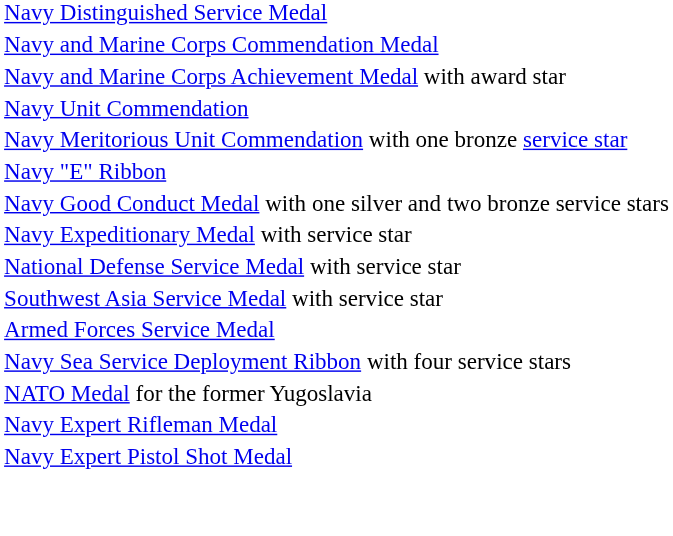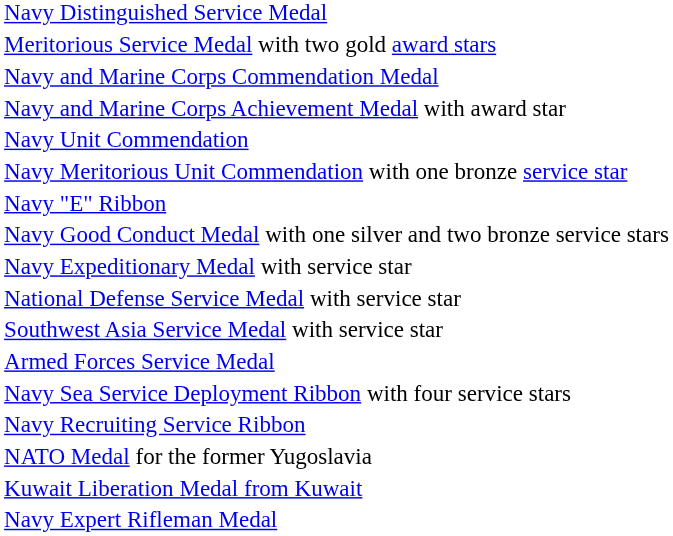+ row: (250, 44)
+ row: (155, 424)
+ row: (183, 488)
- row: (148, 456)
